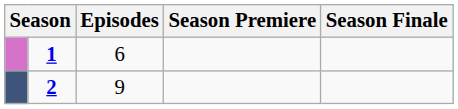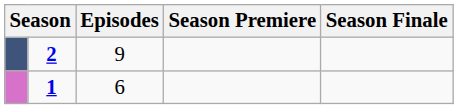rows swapped: (52, 53) <-> (52, 86)
